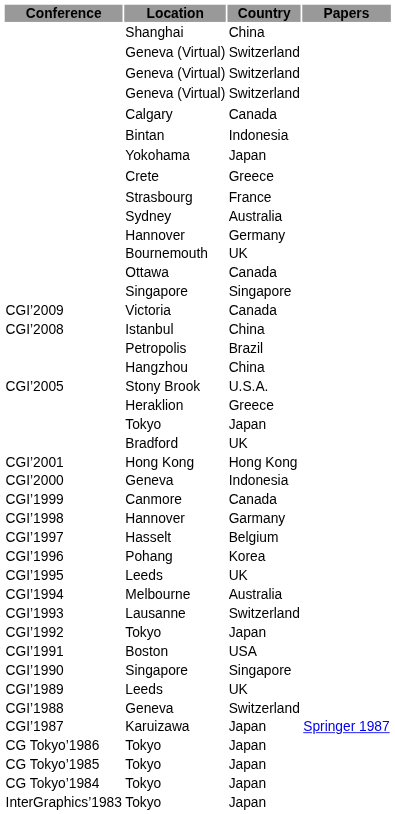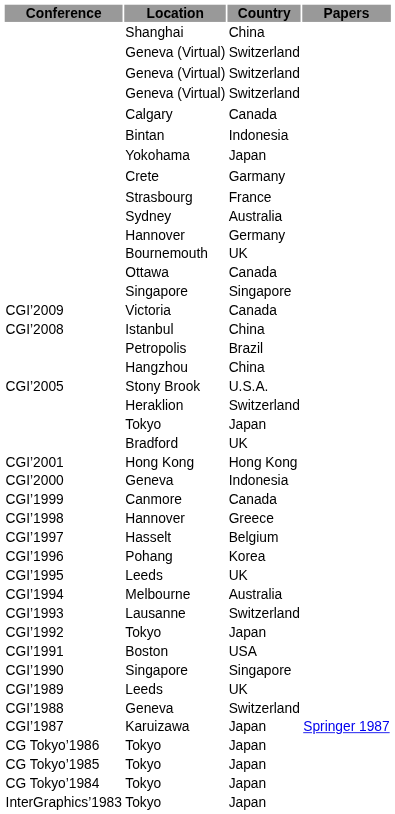(251, 176) Greece -> (257, 176) Garmany
(251, 405) Greece -> (264, 405) Switzerland
(257, 519) Garmany -> (251, 519) Greece
